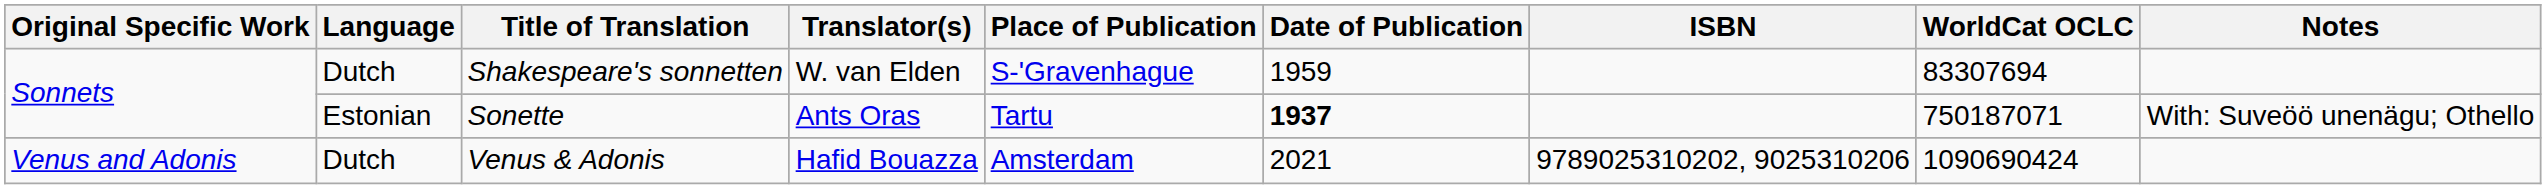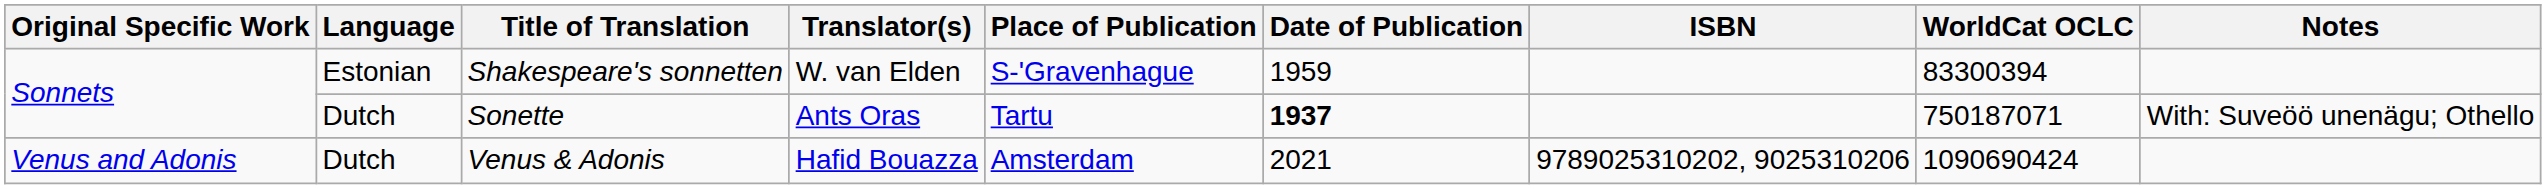(359, 71) Dutch -> (377, 71) Estonian
(1985, 71) 83307694 -> (1985, 71) 83300394
(377, 115) Estonian -> (359, 115) Dutch
